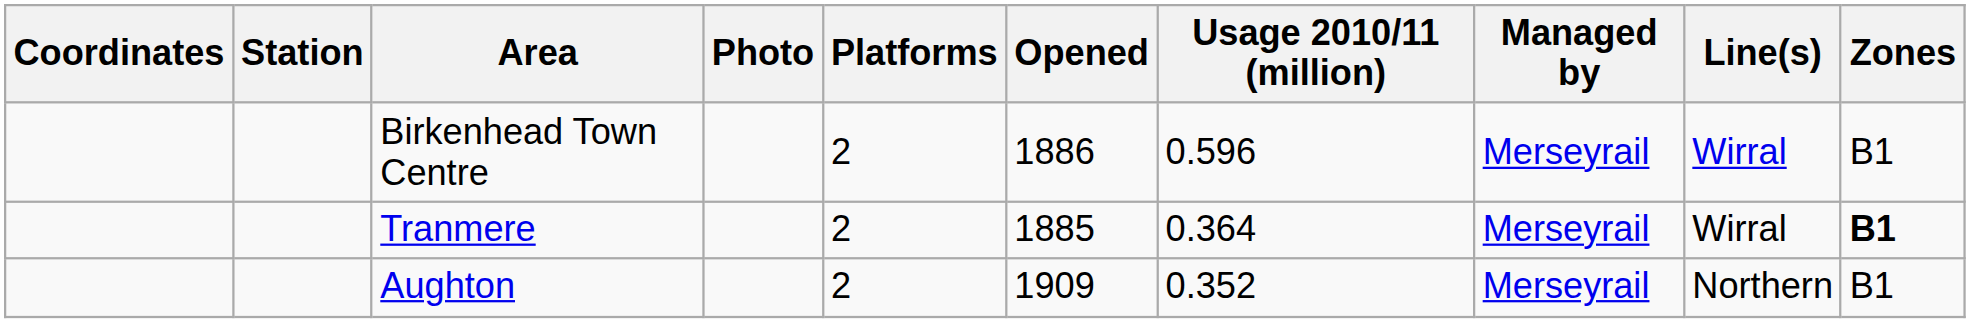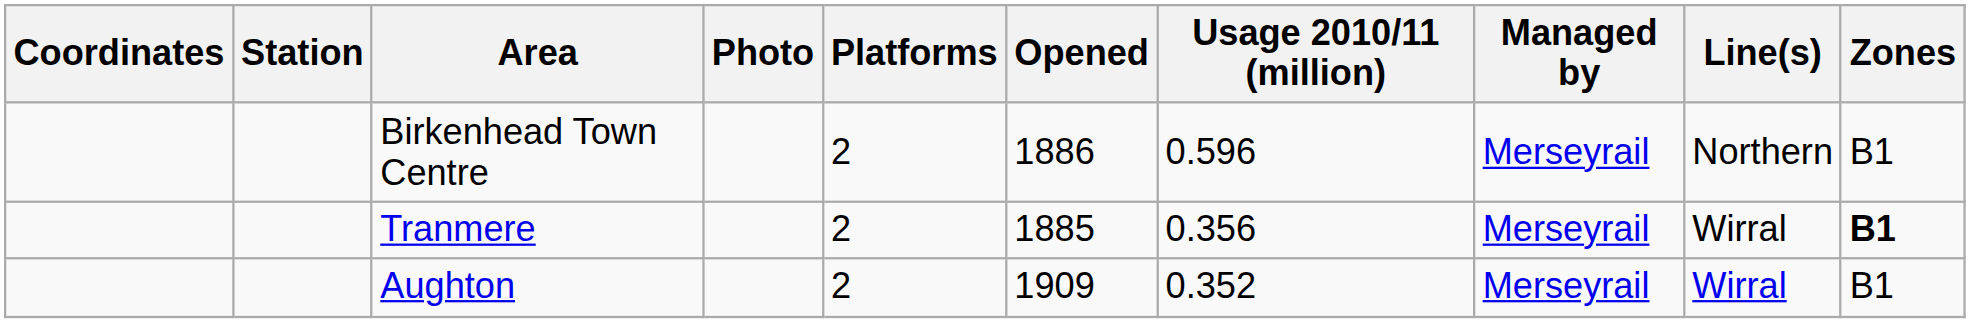(1740, 151) Wirral -> (1763, 151) Northern
(1211, 229) 0.364 -> (1211, 229) 0.356
(1763, 286) Northern -> (1740, 286) Wirral
